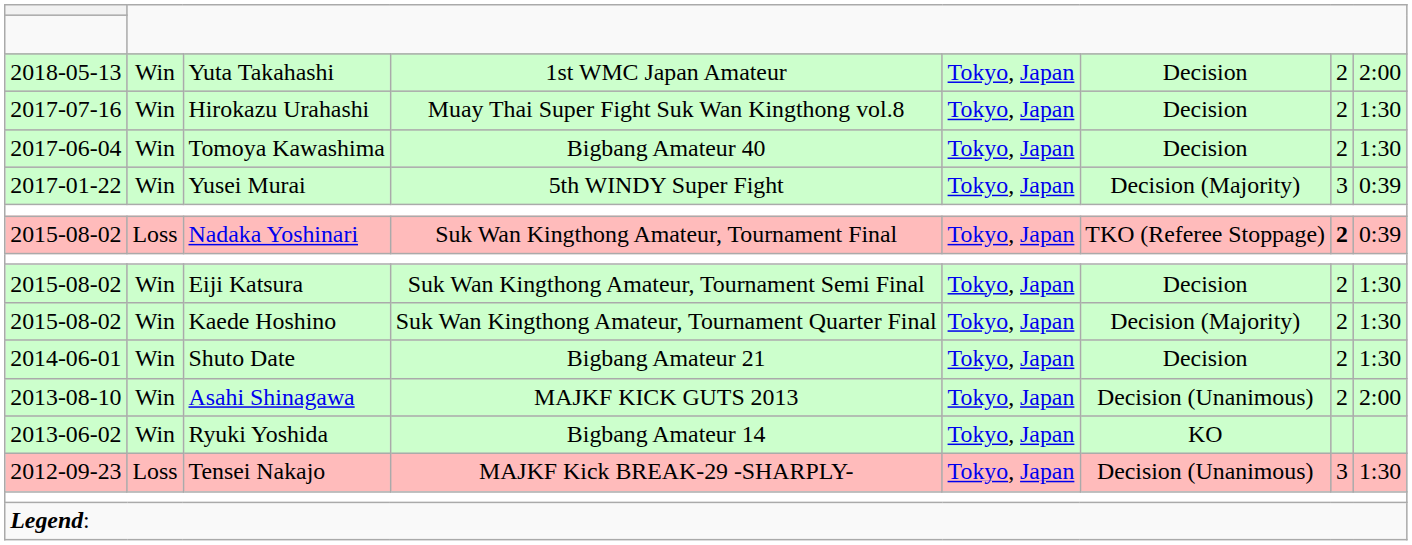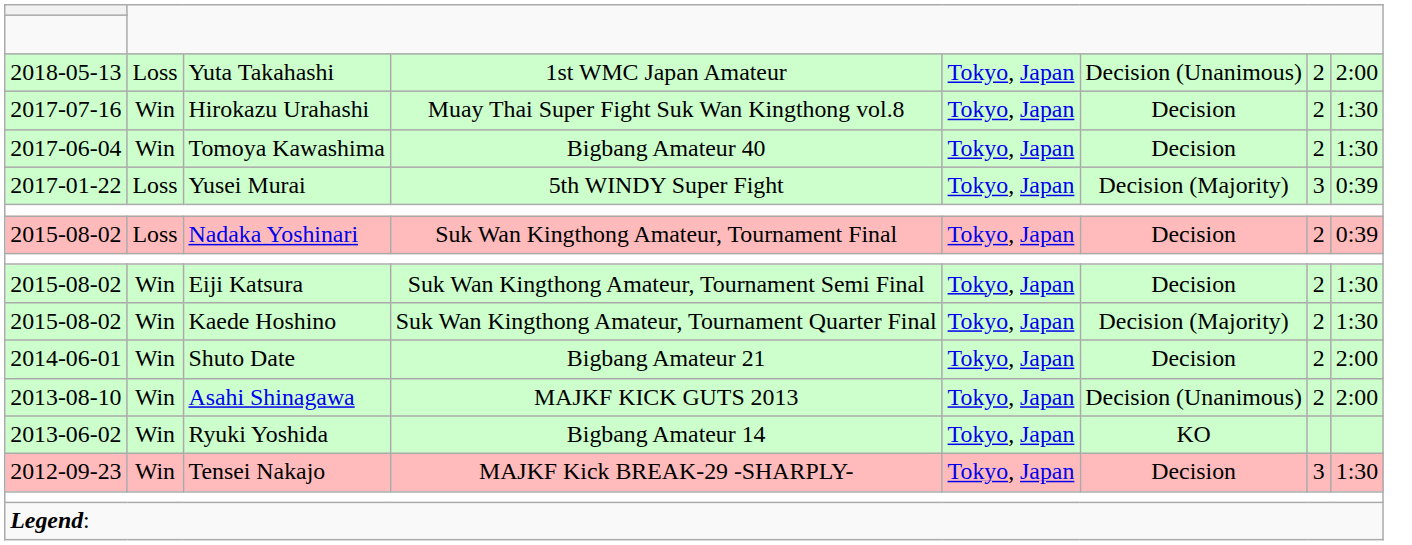(155, 72) Win -> (155, 72) Loss
(1205, 72) Decision -> (1194, 72) Decision (Unanimous)
(155, 185) Win -> (155, 185) Loss
(1205, 234) TKO (Referee Stoppage) -> (1194, 234) Decision
(1342, 234) bold -> (1319, 234) normal
(1380, 358) 1:30 -> (1357, 358) 2:00
(155, 472) Loss -> (155, 472) Win
(1205, 472) Decision (Unanimous) -> (1194, 472) Decision
